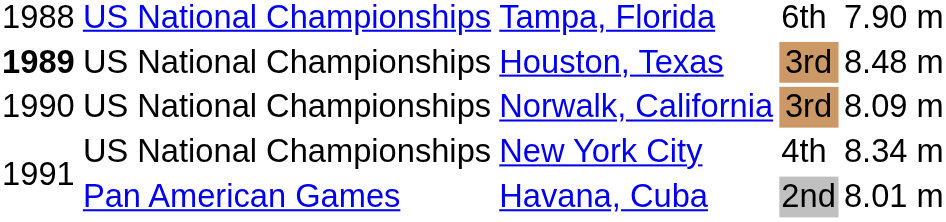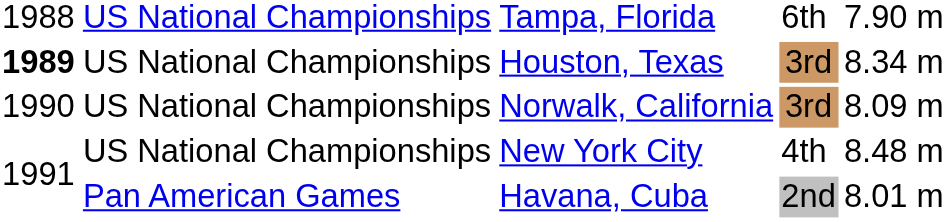(894, 61) 8.48 m -> (894, 61) 8.34 m
(894, 151) 8.34 m -> (894, 151) 8.48 m
